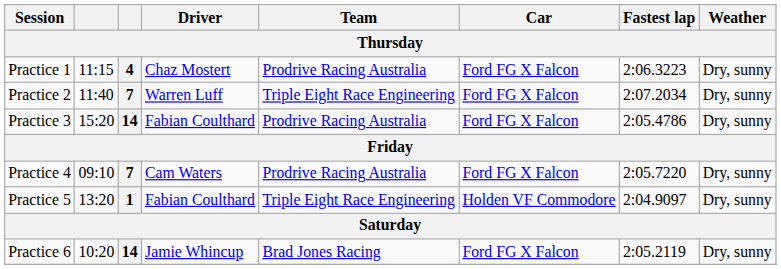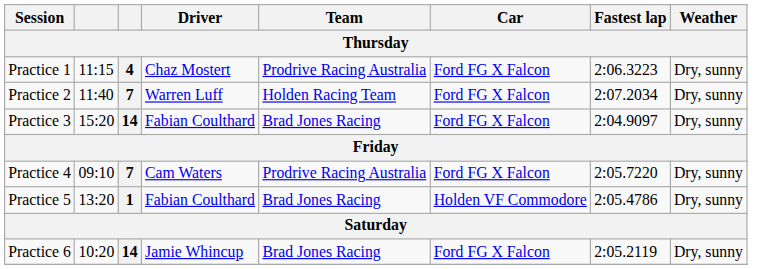(359, 95) Triple Eight Race Engineering -> (329, 95) Holden Racing Team
(344, 121) Prodrive Racing Australia -> (322, 121) Brad Jones Racing
(655, 121) 2:05.4786 -> (626, 121) 2:04.9097
(359, 199) Triple Eight Race Engineering -> (322, 199) Brad Jones Racing
(655, 199) 2:04.9097 -> (626, 199) 2:05.4786
